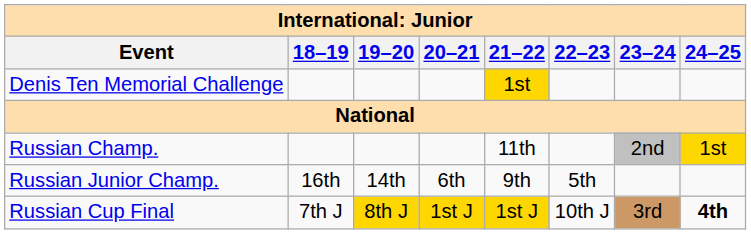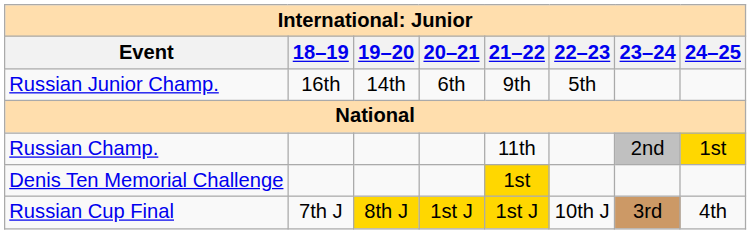rows swapped: (146, 84) <-> (114, 180)
(713, 212) bold -> (713, 212) normal
